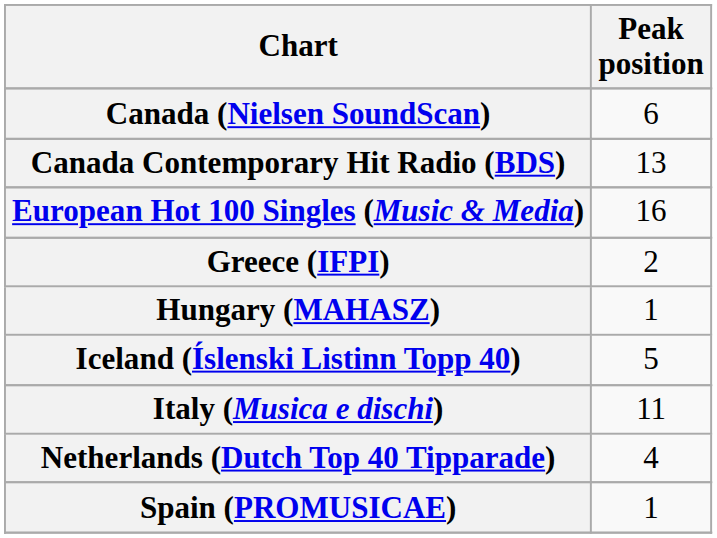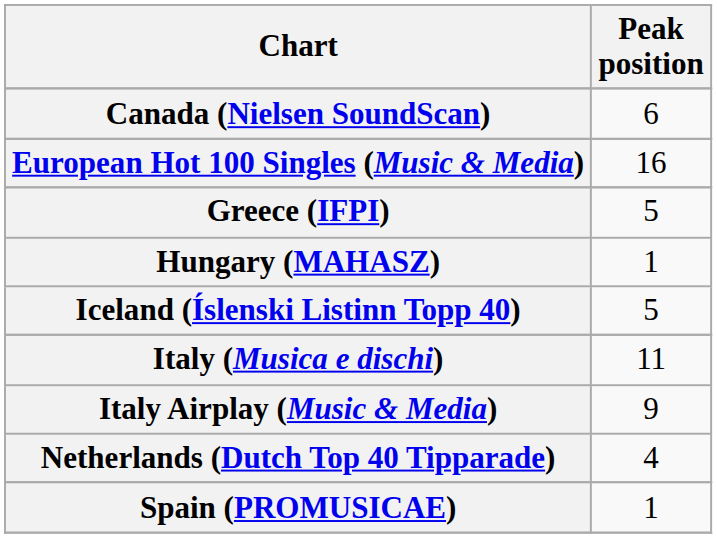- row: (298, 162)
(651, 260) 2 -> (651, 211) 5
+ row: (298, 408)
